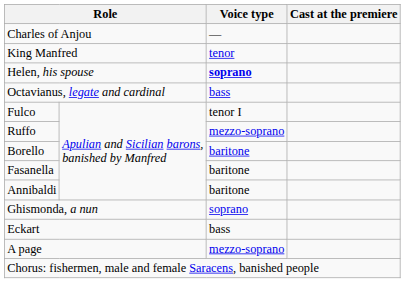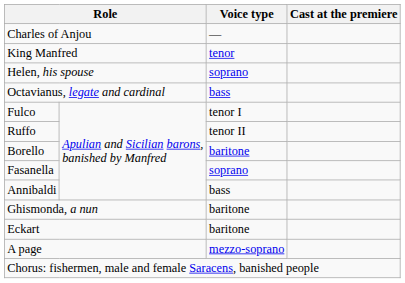(230, 72) bold -> (229, 72) normal
(247, 131) mezzo-soprano -> (227, 131) tenor II
(229, 170) baritone -> (229, 170) soprano
(229, 190) baritone -> (220, 190) bass
(229, 209) soprano -> (229, 209) baritone
(220, 229) bass -> (229, 229) baritone
